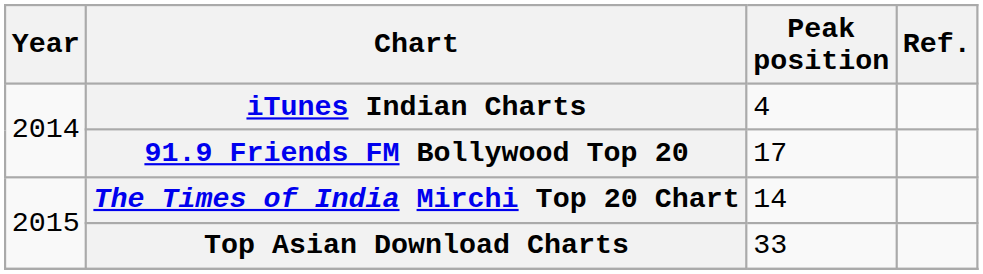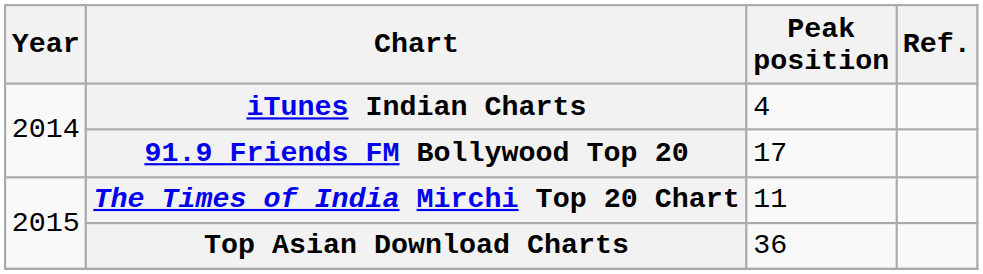(770, 199) 14 -> (770, 199) 11
(770, 246) 33 -> (770, 246) 36
